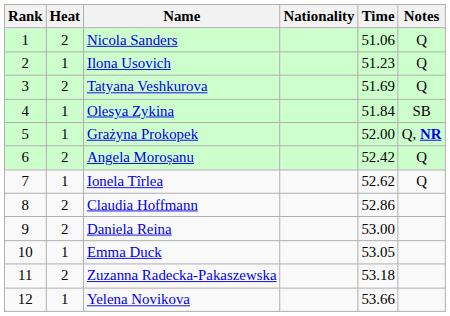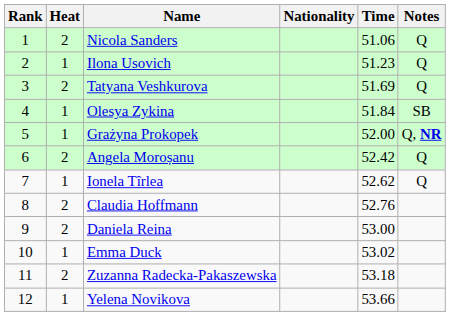(378, 205) 52.86 -> (378, 205) 52.76
(378, 252) 53.05 -> (378, 252) 53.02
